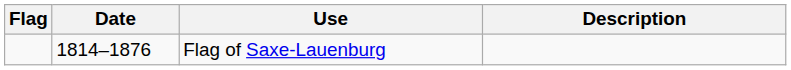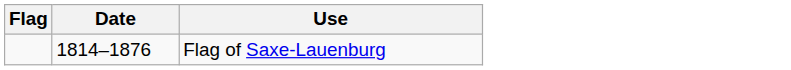- column: (634, 19)
